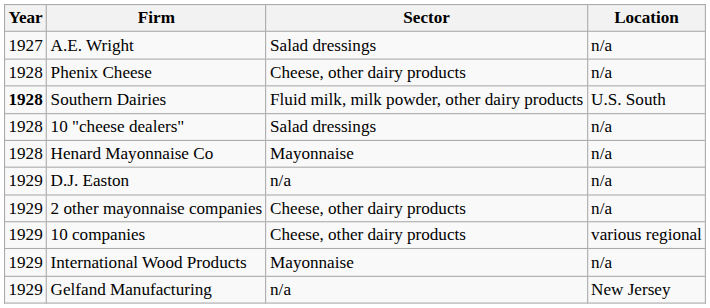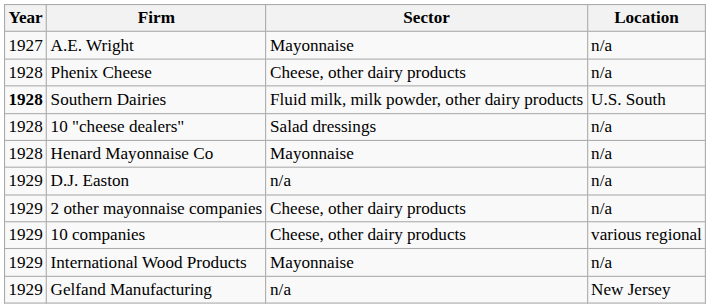(323, 45) Salad dressings -> (312, 45) Mayonnaise
